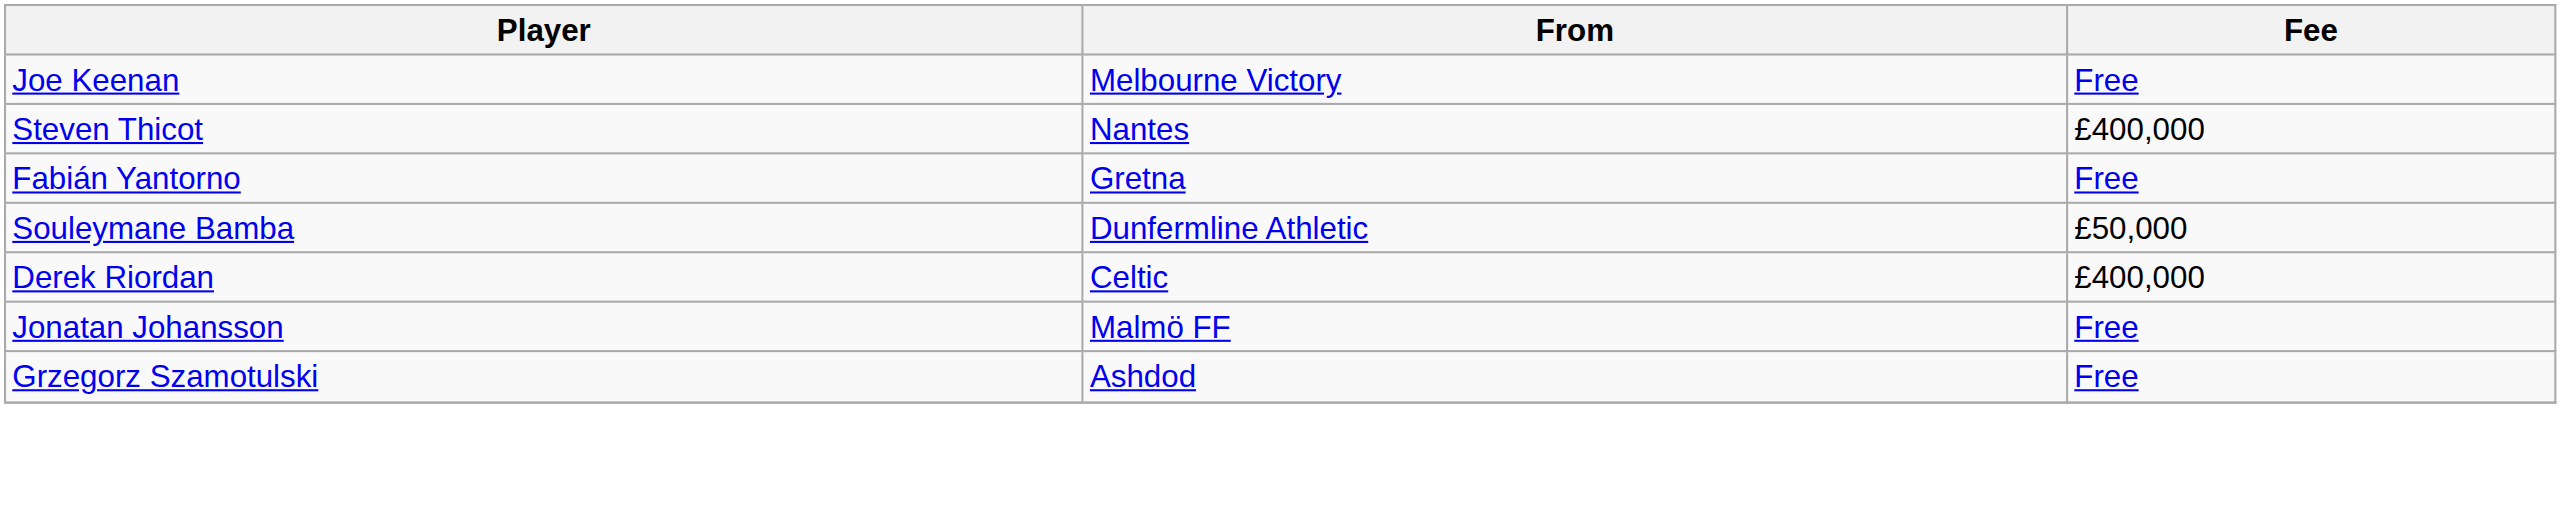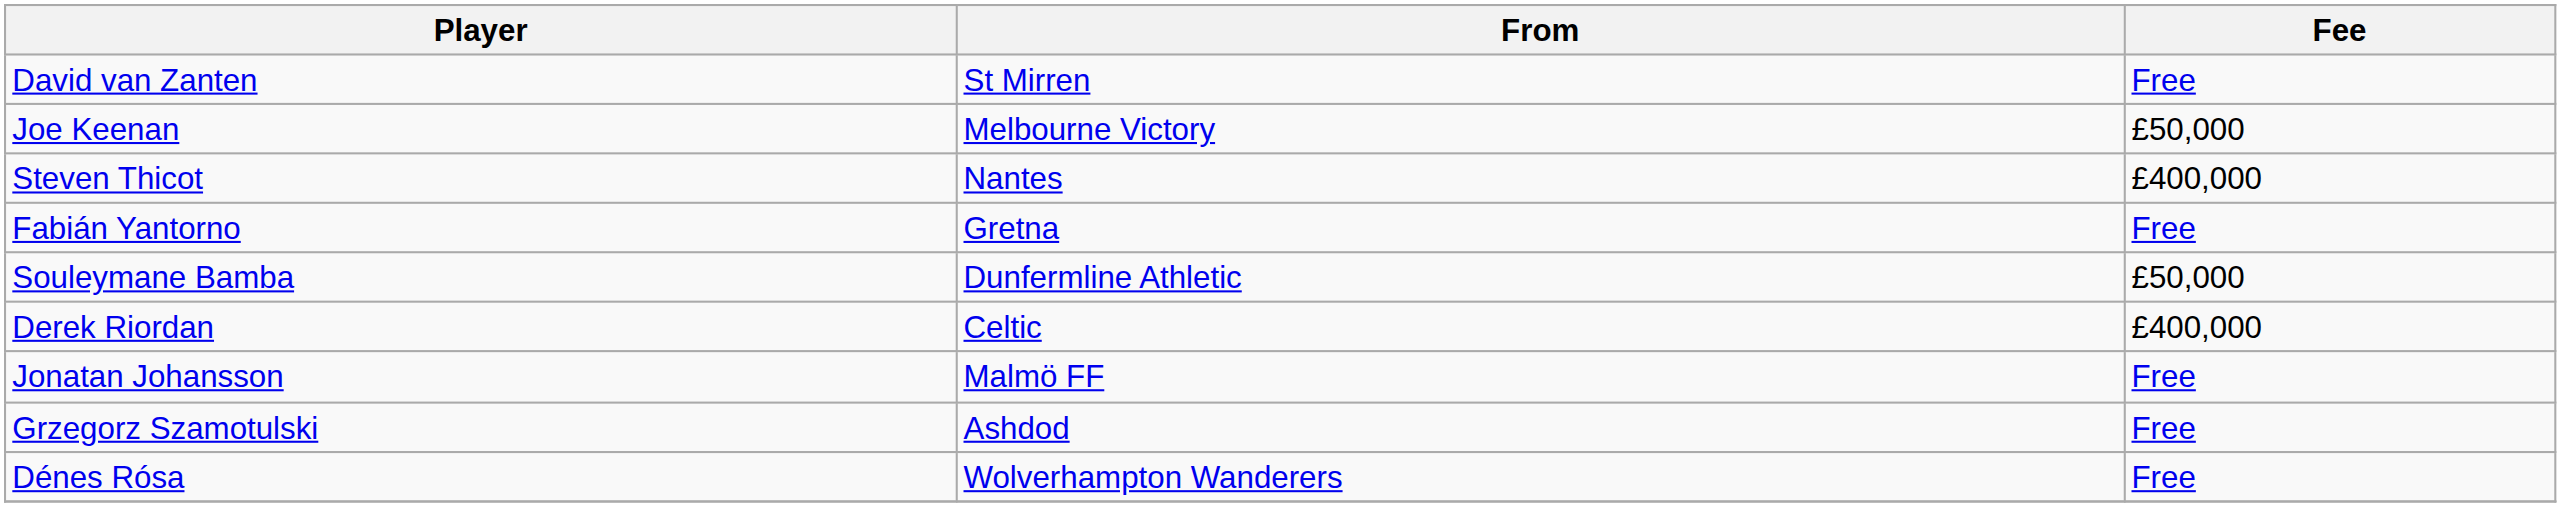+ row: (135, 80)
(2106, 80) Free -> (2188, 129) £50,000
+ row: (98, 476)
